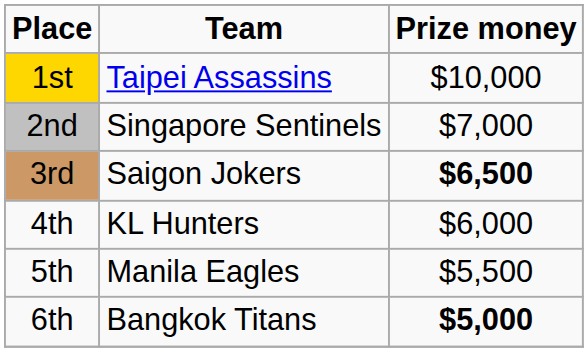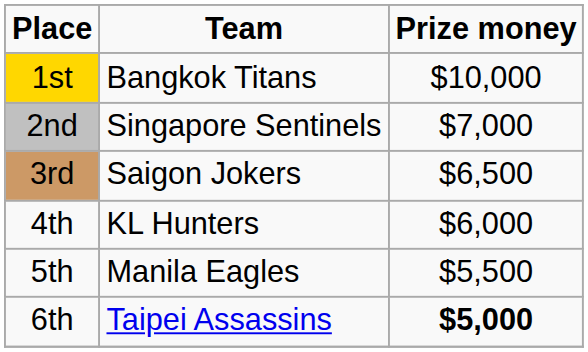(219, 77) Taipei Assassins -> (212, 77) Bangkok Titans
(486, 175) bold -> (486, 175) normal
(212, 321) Bangkok Titans -> (219, 321) Taipei Assassins
